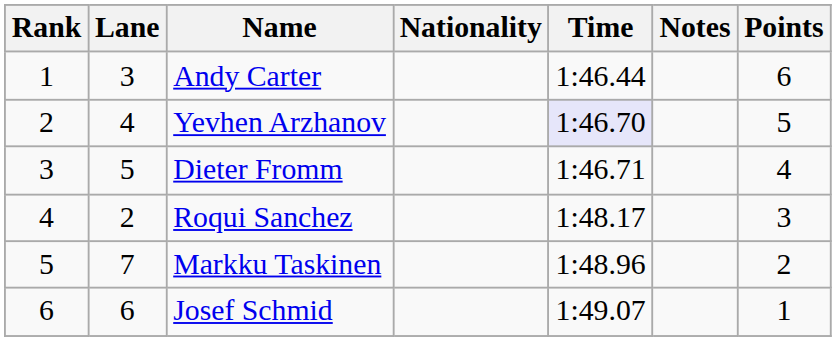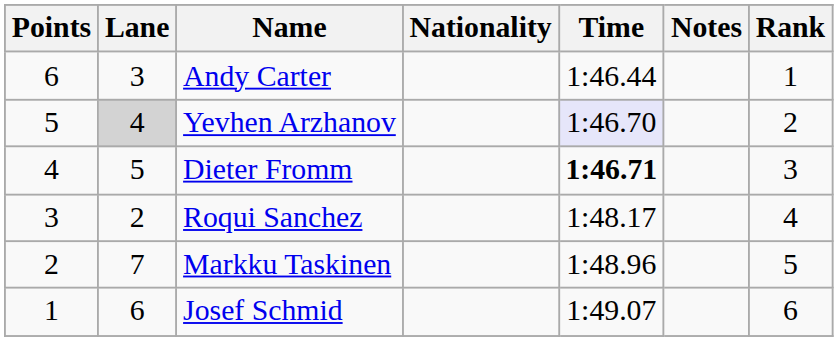columns swapped: (47, 28) <-> (784, 28)
(127, 122) no background -> (137, 122) lightgrey background
(601, 169) normal -> (611, 169) bold
